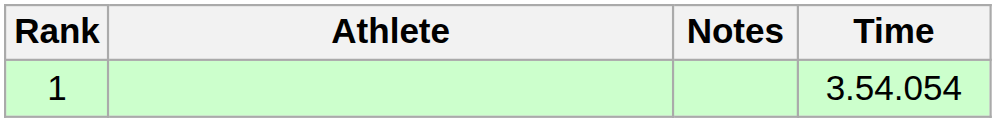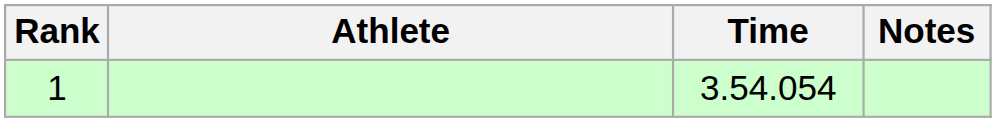columns swapped: (894, 32) <-> (735, 32)
